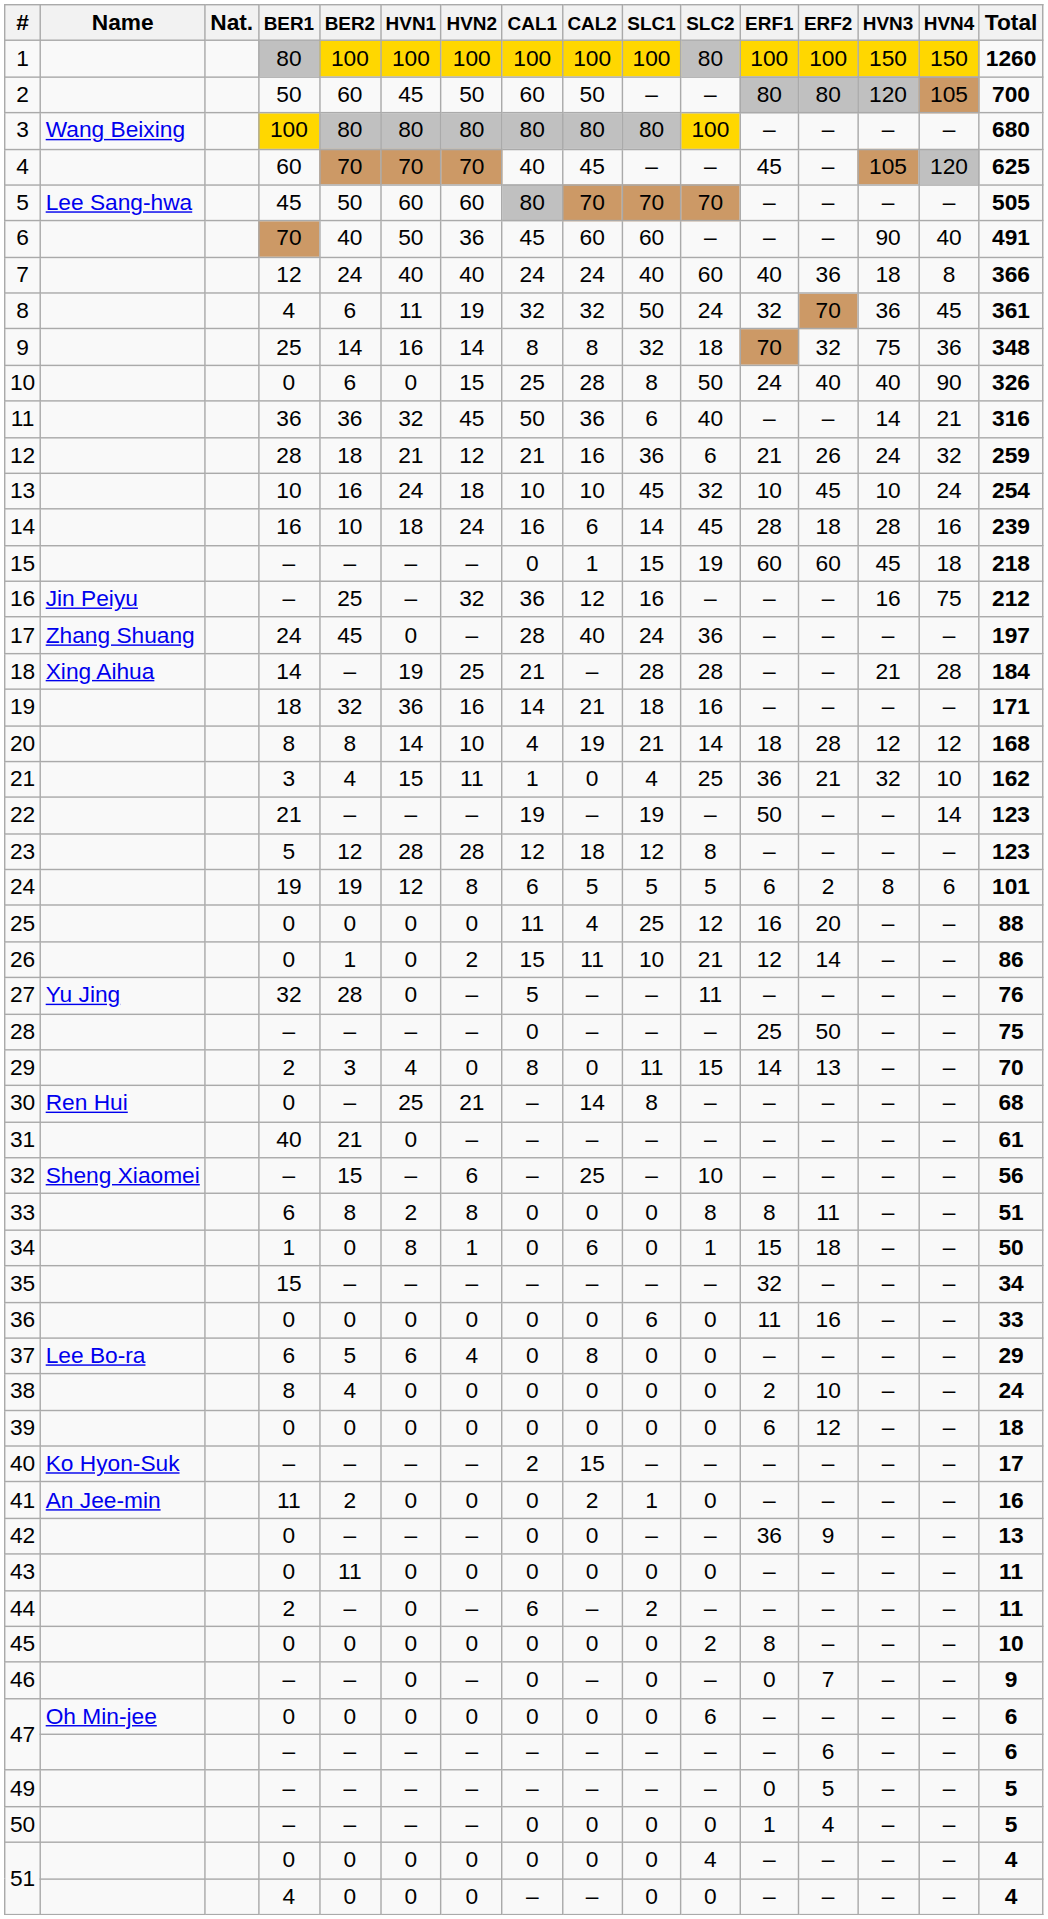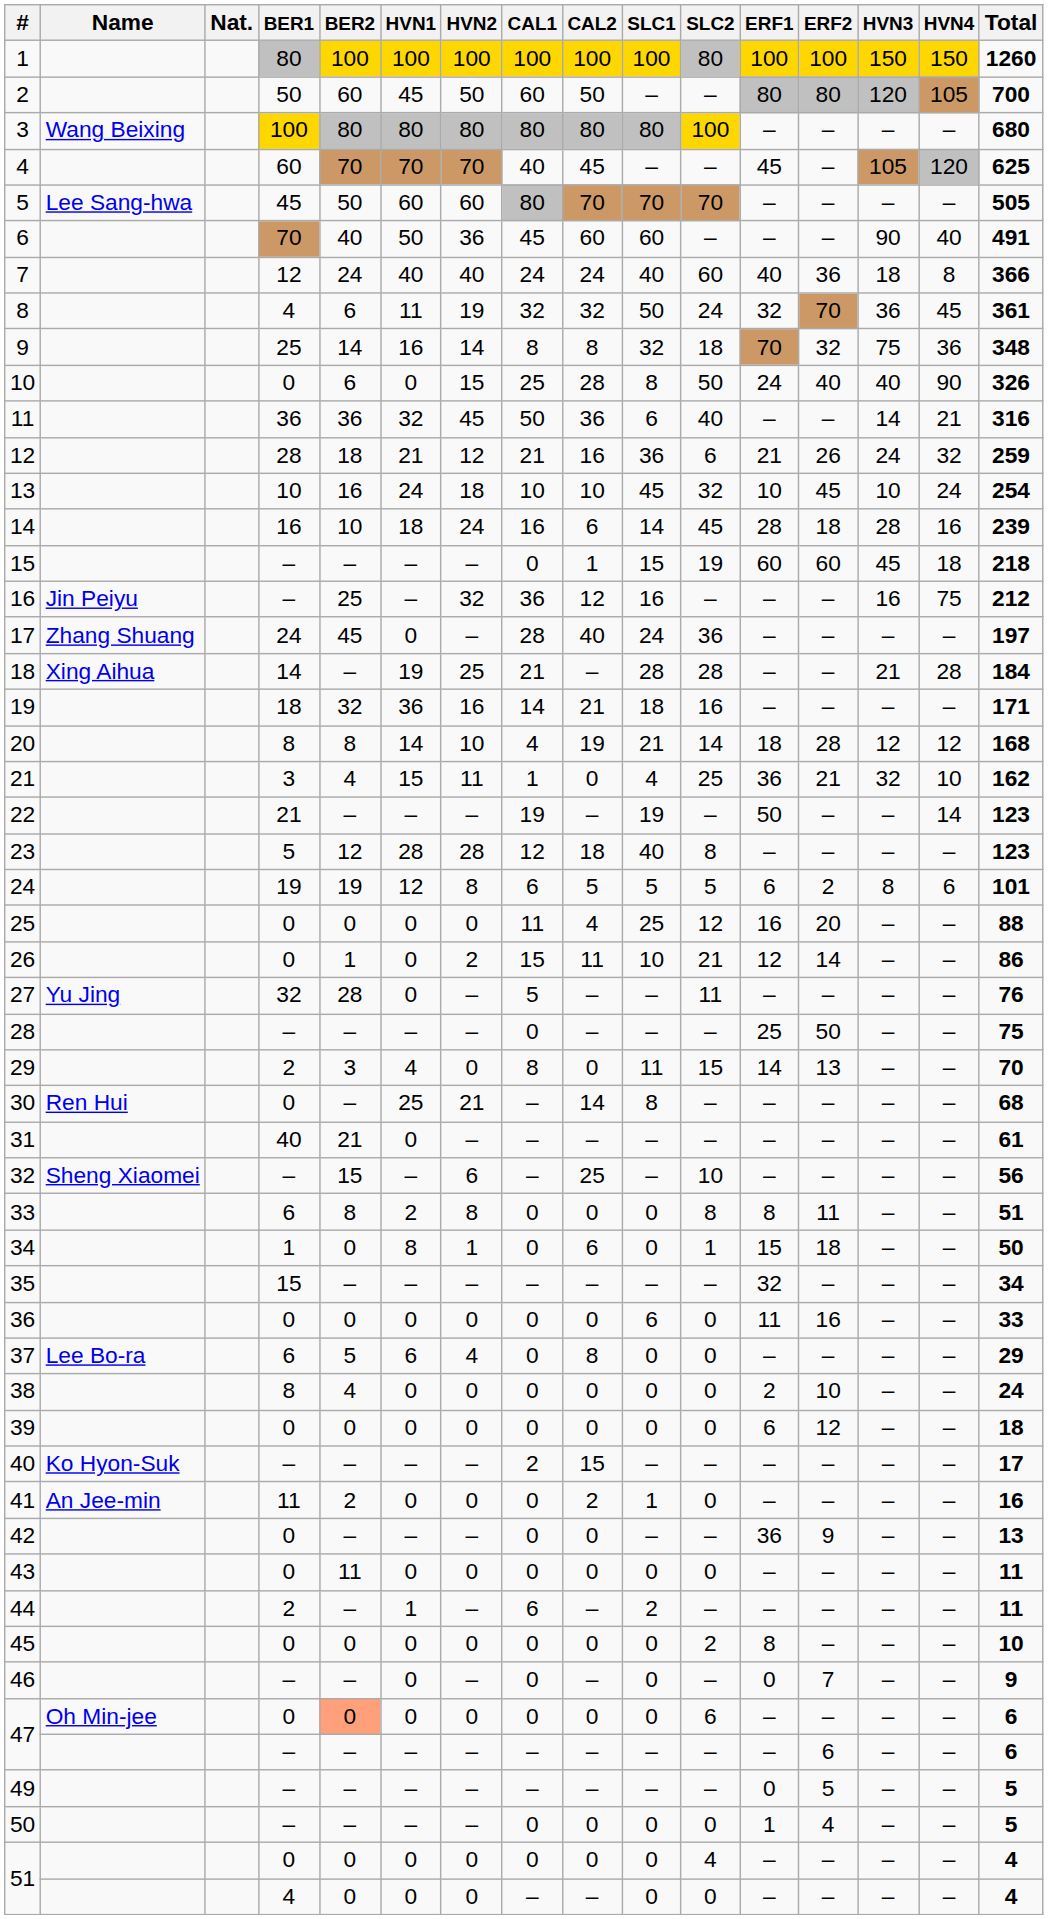(652, 851) 12 -> (652, 851) 40
(411, 1607) 0 -> (411, 1607) 1
(350, 1716) no background -> (350, 1716) lightsalmon background
